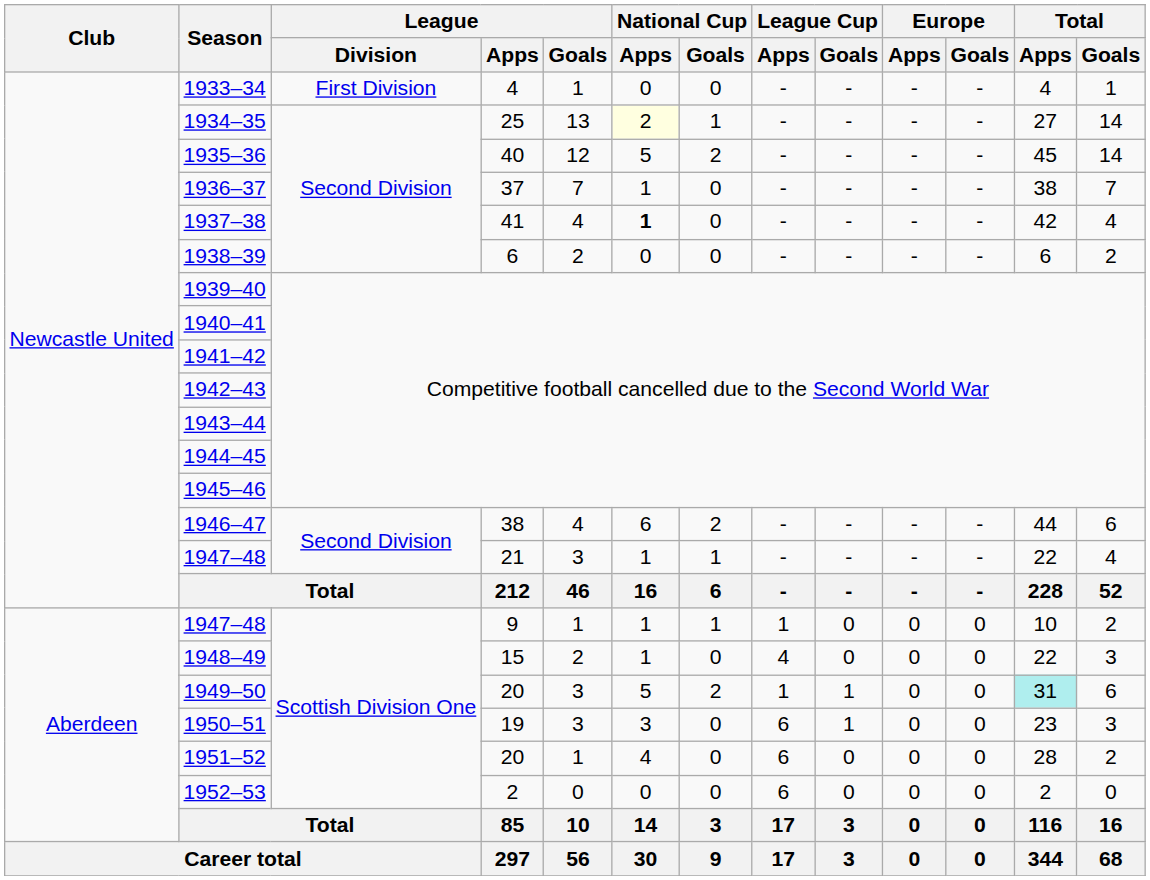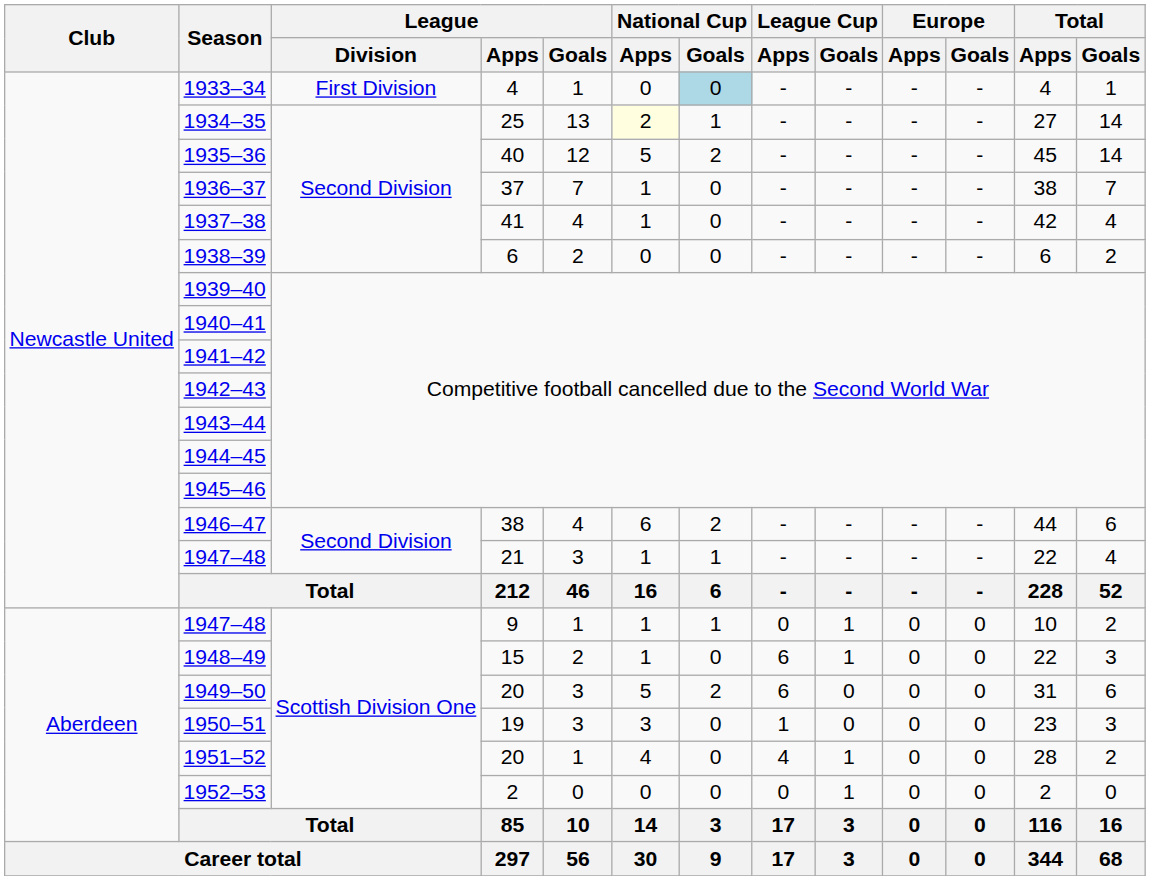(716, 88) no background -> (716, 88) lightblue background
(646, 222) bold -> (646, 222) normal
(783, 624) 1 -> (783, 624) 0
(849, 624) 0 -> (849, 624) 1
(783, 657) 4 -> (783, 657) 6
(849, 657) 0 -> (849, 657) 1
(783, 691) 1 -> (783, 691) 6
(849, 691) 1 -> (849, 691) 0
(1045, 691) paleturquoise background -> (1045, 691) no background
(783, 724) 6 -> (783, 724) 1
(849, 724) 1 -> (849, 724) 0
(783, 758) 6 -> (783, 758) 4
(849, 758) 0 -> (849, 758) 1
(783, 791) 6 -> (783, 791) 0
(849, 791) 0 -> (849, 791) 1
